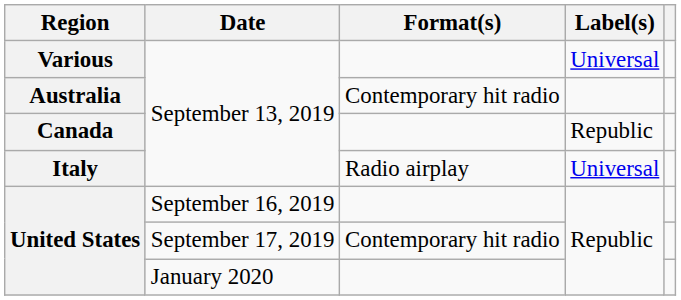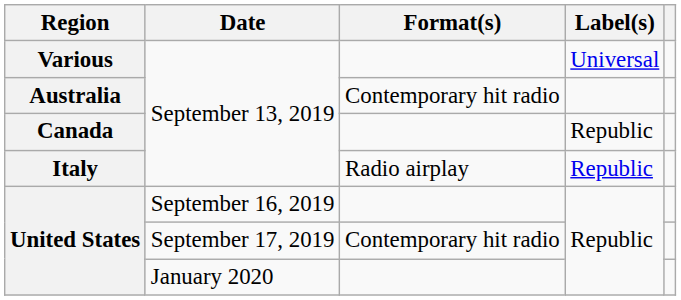(615, 167) Universal -> (612, 167) Republic
